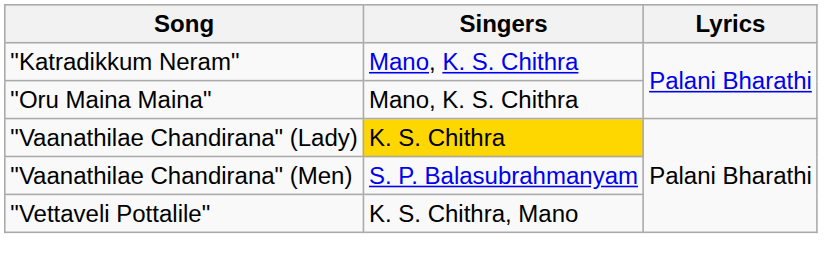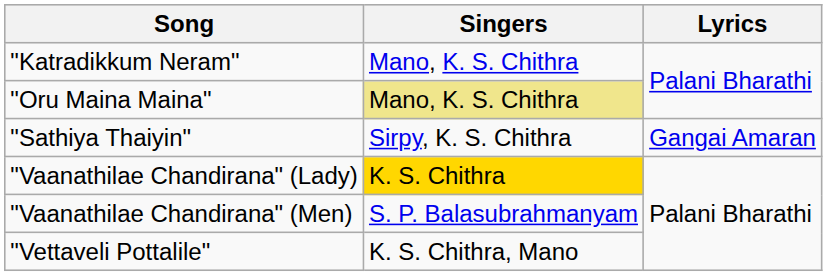(474, 100) no background -> (474, 100) khaki background
+ row: (101, 138)
